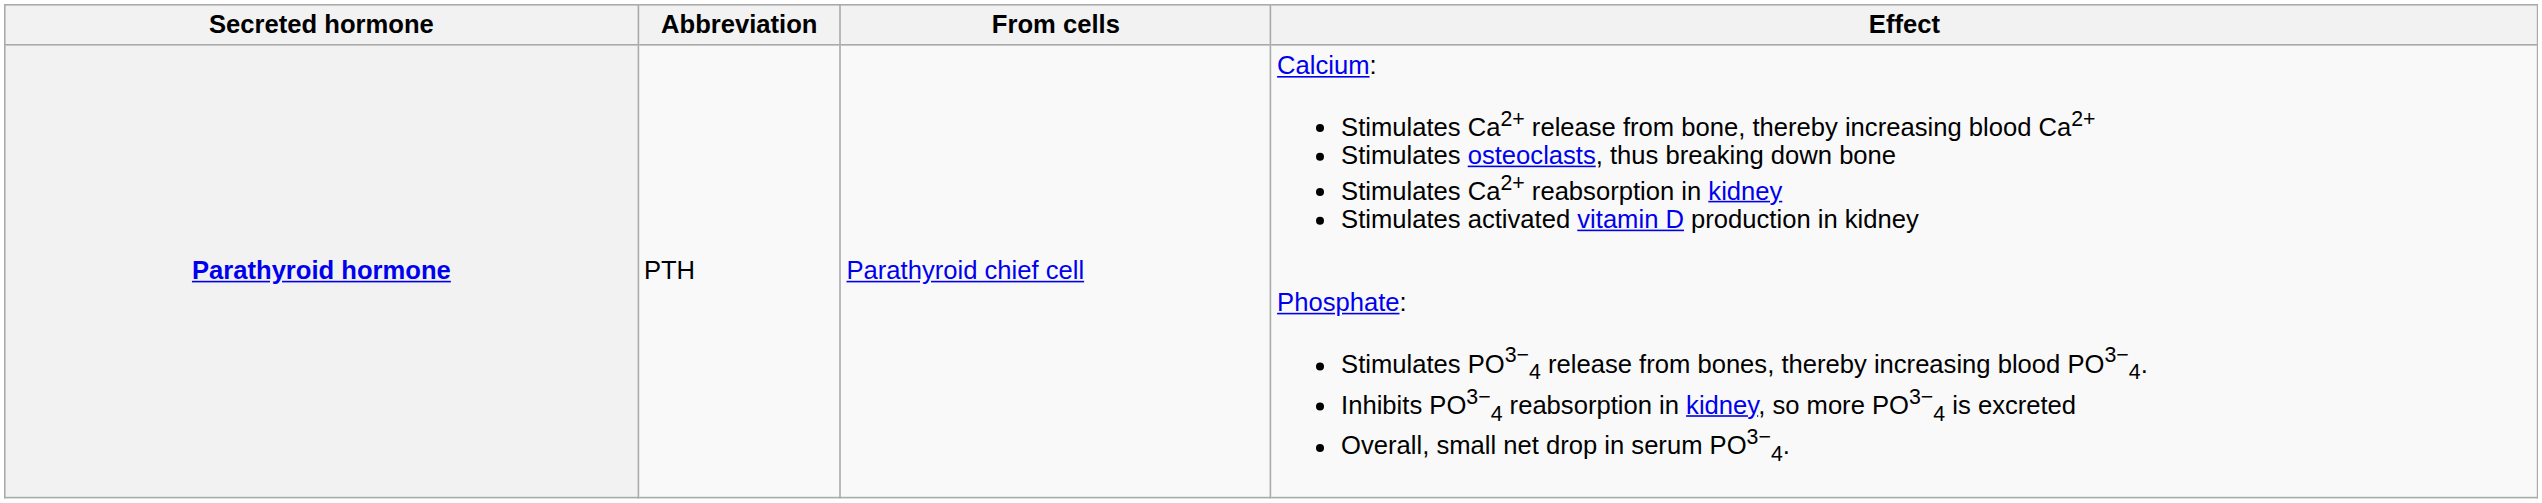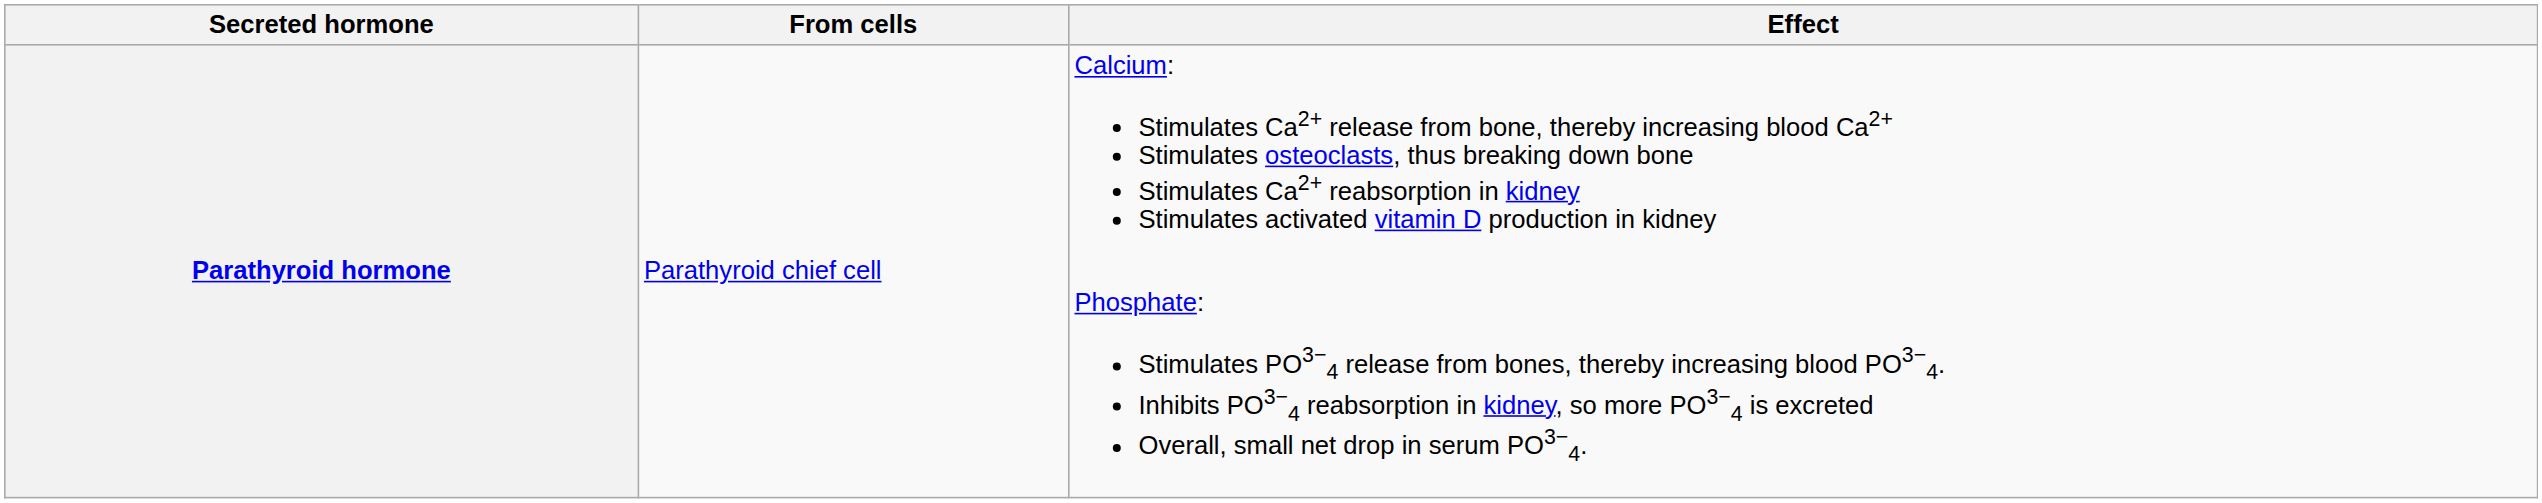- column: (739, 24)
